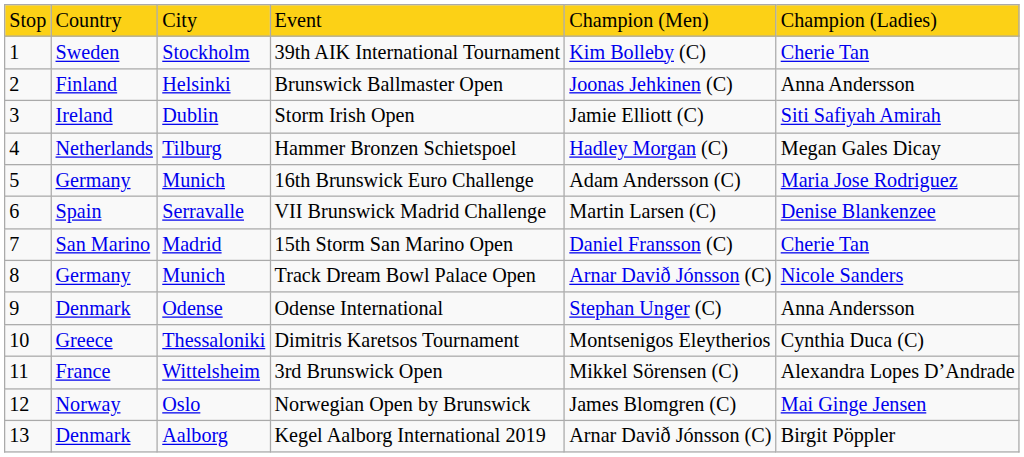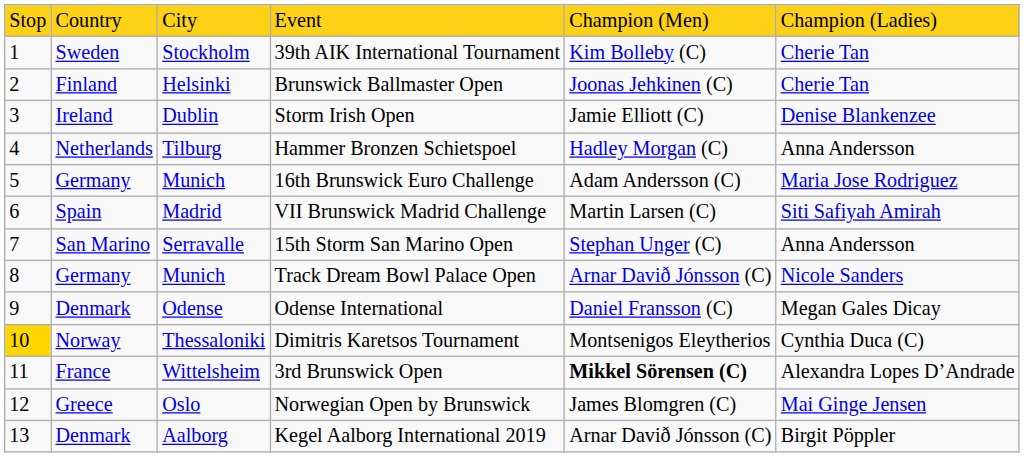(848, 84) Anna Andersson -> (825, 84) Cherie Tan
(861, 116) Siti Safiyah Amirah -> (858, 116) Denise Blankenzee
(861, 148) Megan Gales Dicay -> (848, 148) Anna Andersson
(203, 212) Serravalle -> (192, 212) Madrid
(858, 212) Denise Blankenzee -> (861, 212) Siti Safiyah Amirah
(192, 244) Madrid -> (203, 244) Serravalle
(651, 244) Daniel Fransson (C) -> (645, 244) Stephan Unger (C)
(825, 244) Cherie Tan -> (848, 244) Anna Andersson
(645, 308) Stephan Unger (C) -> (651, 308) Daniel Fransson (C)
(848, 308) Anna Andersson -> (861, 308) Megan Gales Dicay
(19, 340) no background -> (19, 340) gold background
(84, 340) Greece -> (88, 340) Norway
(654, 372) normal -> (658, 372) bold
(88, 404) Norway -> (84, 404) Greece
